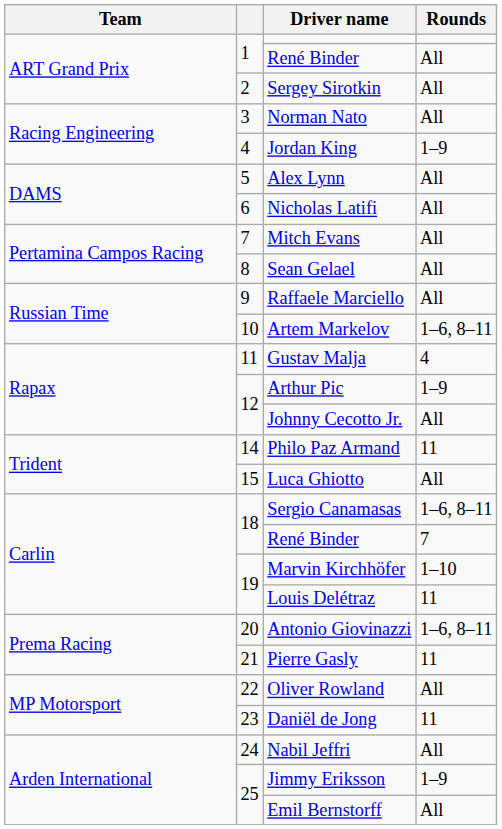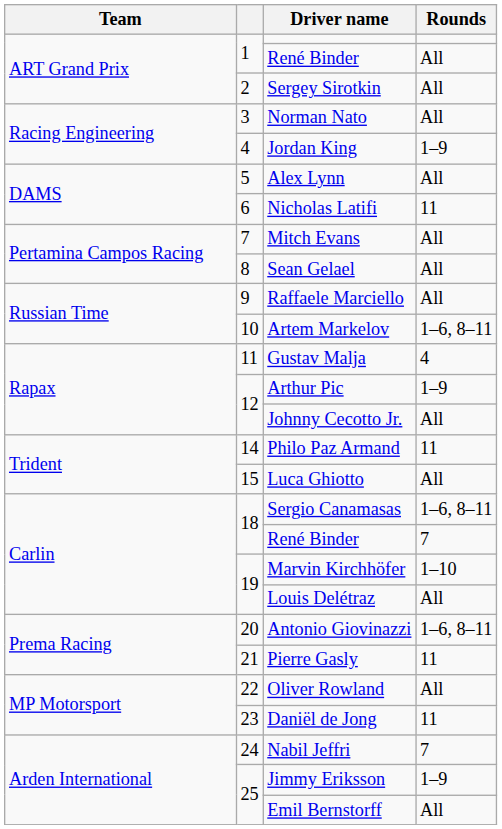(432, 208) All -> (429, 208) 11
(429, 599) 11 -> (432, 599) All
(432, 749) All -> (425, 749) 7
